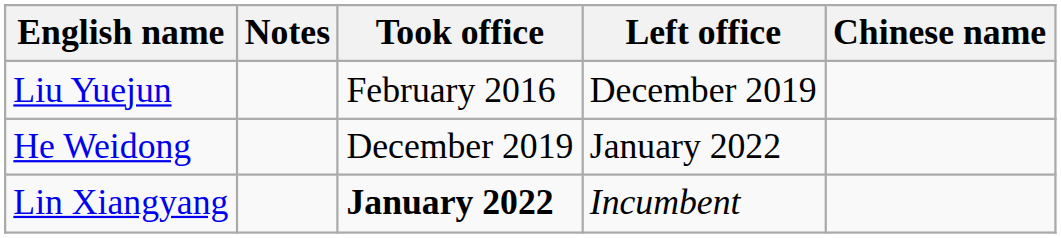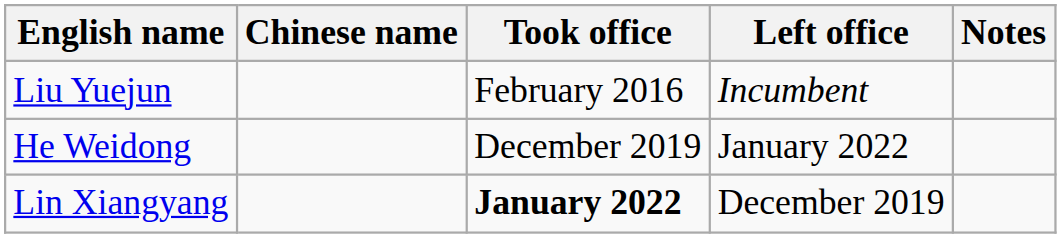columns swapped: (940, 32) <-> (287, 32)
(703, 89) December 2019 -> (793, 89) Incumbent
(665, 202) Incumbent -> (831, 202) December 2019
